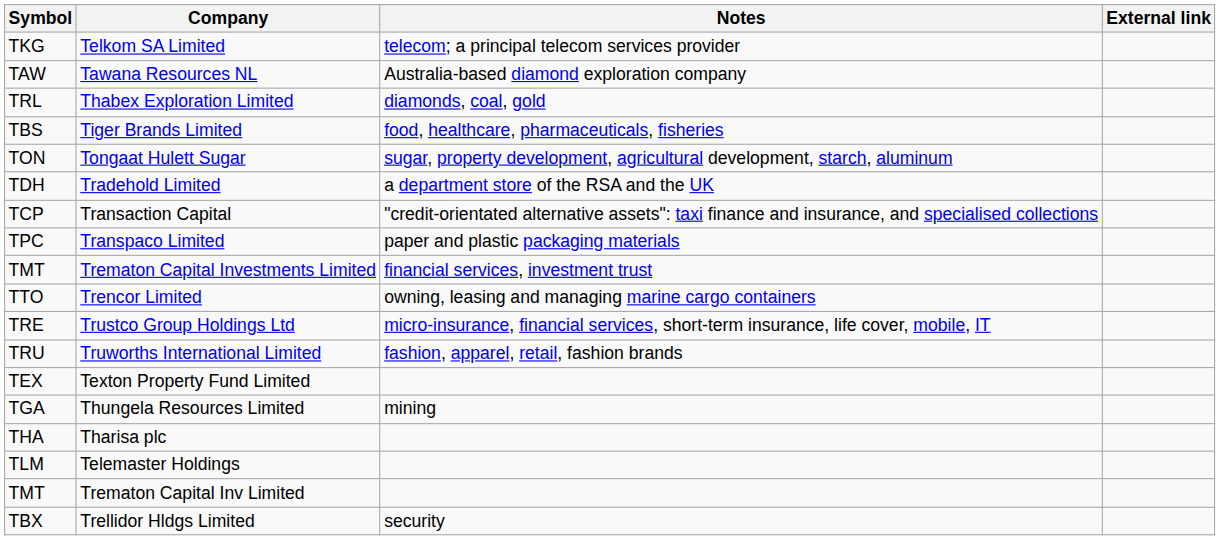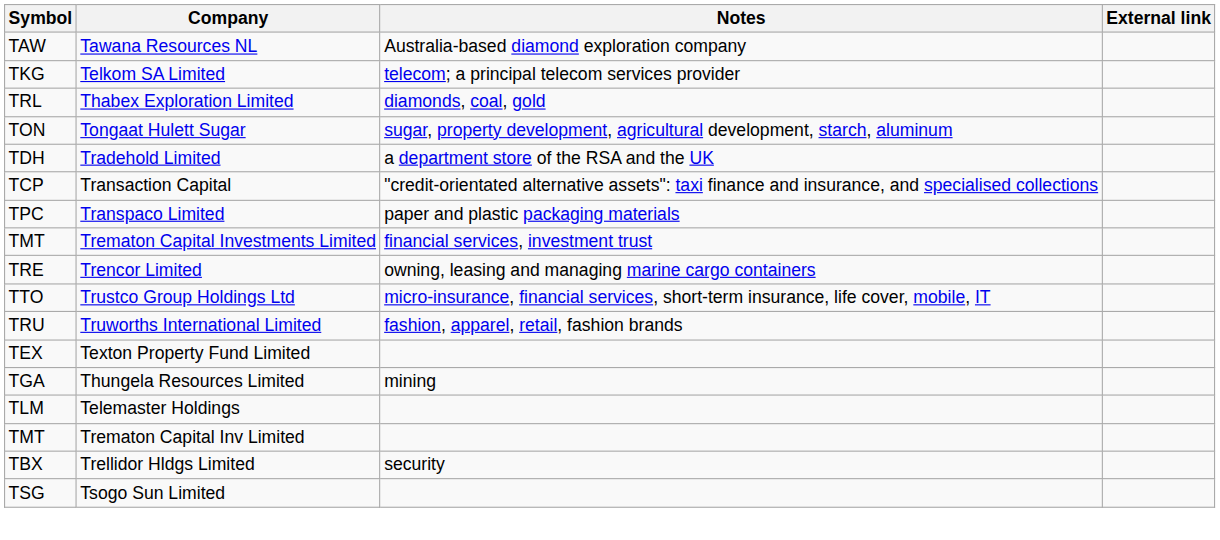rows swapped: (169, 74) <-> (153, 46)
- row: (161, 130)
(26, 297) TTO -> (26, 269) TRE
(26, 325) TRE -> (26, 297) TTO
- row: (123, 437)
+ row: (153, 492)
